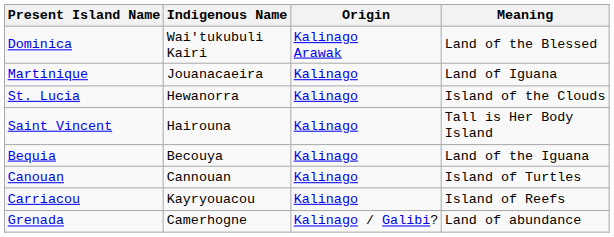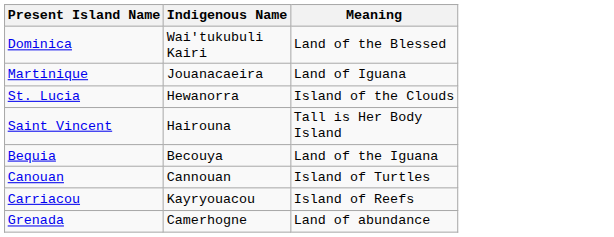- column: (366, 15)
